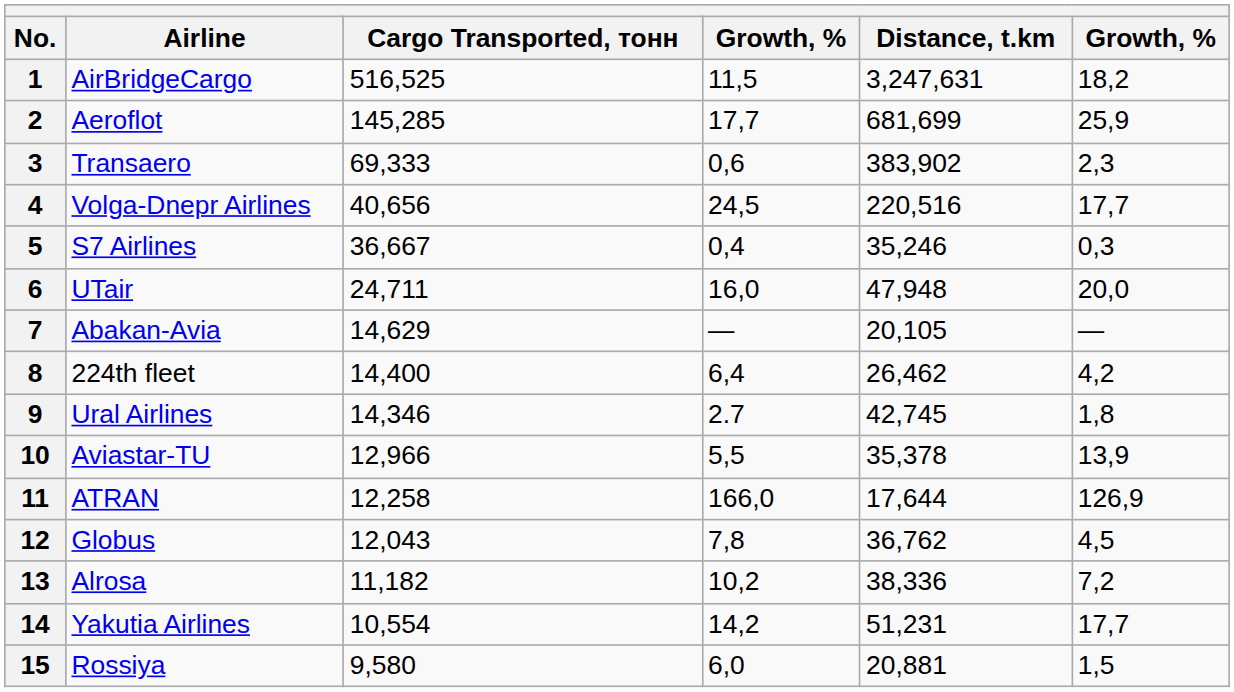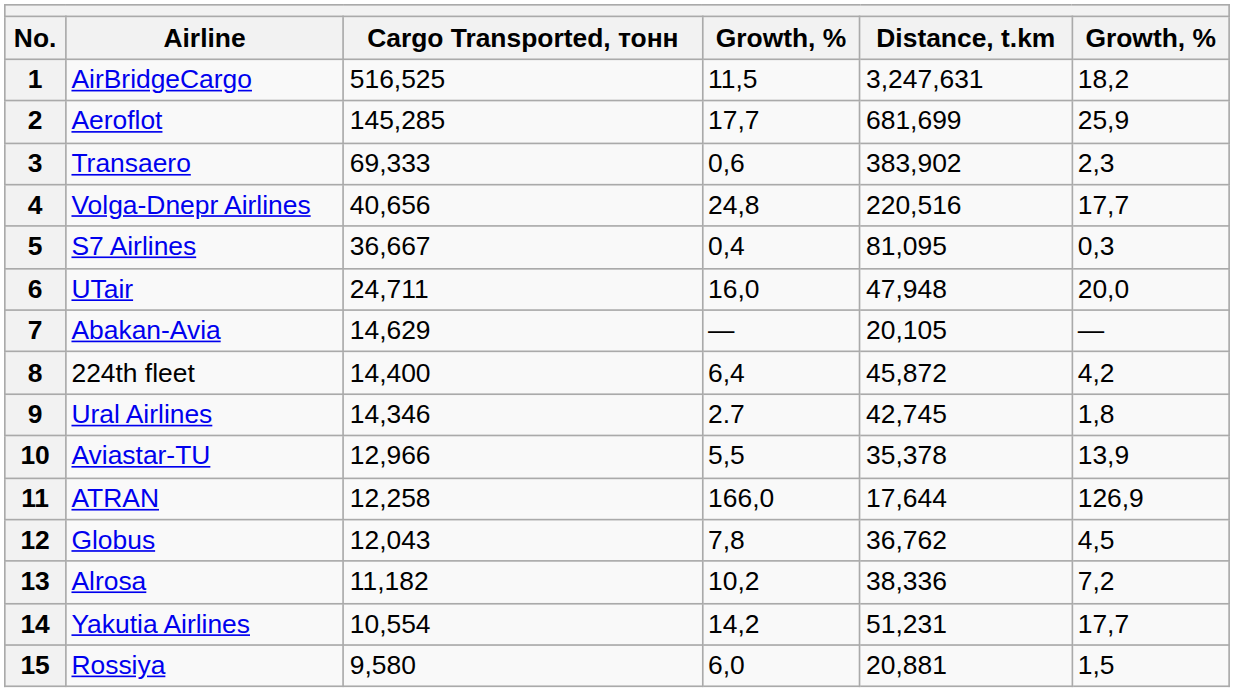(734, 205) 24,5 -> (734, 205) 24,8
(906, 246) 35,246 -> (906, 246) 81,095
(906, 372) 26,462 -> (906, 372) 45,872
